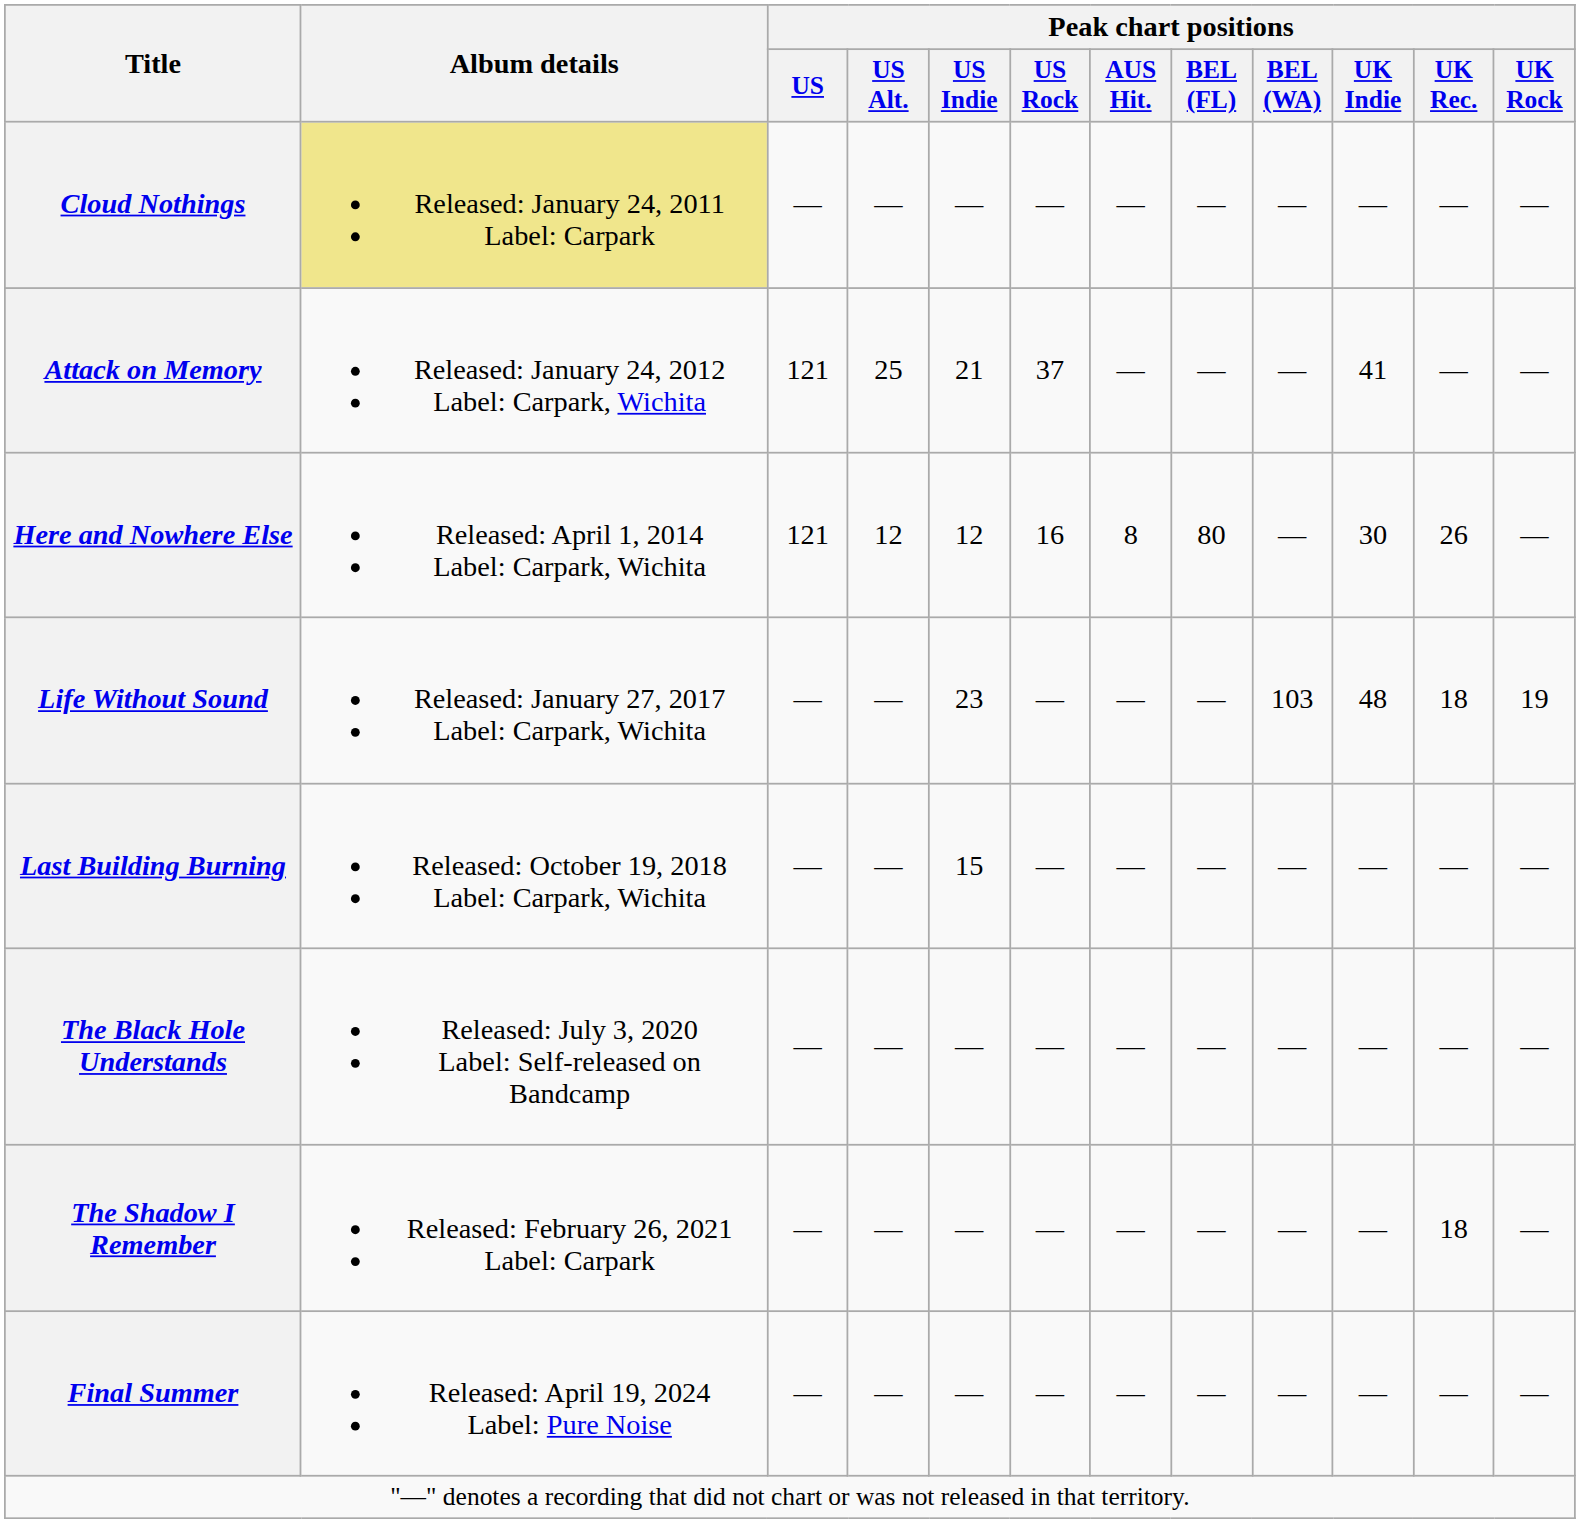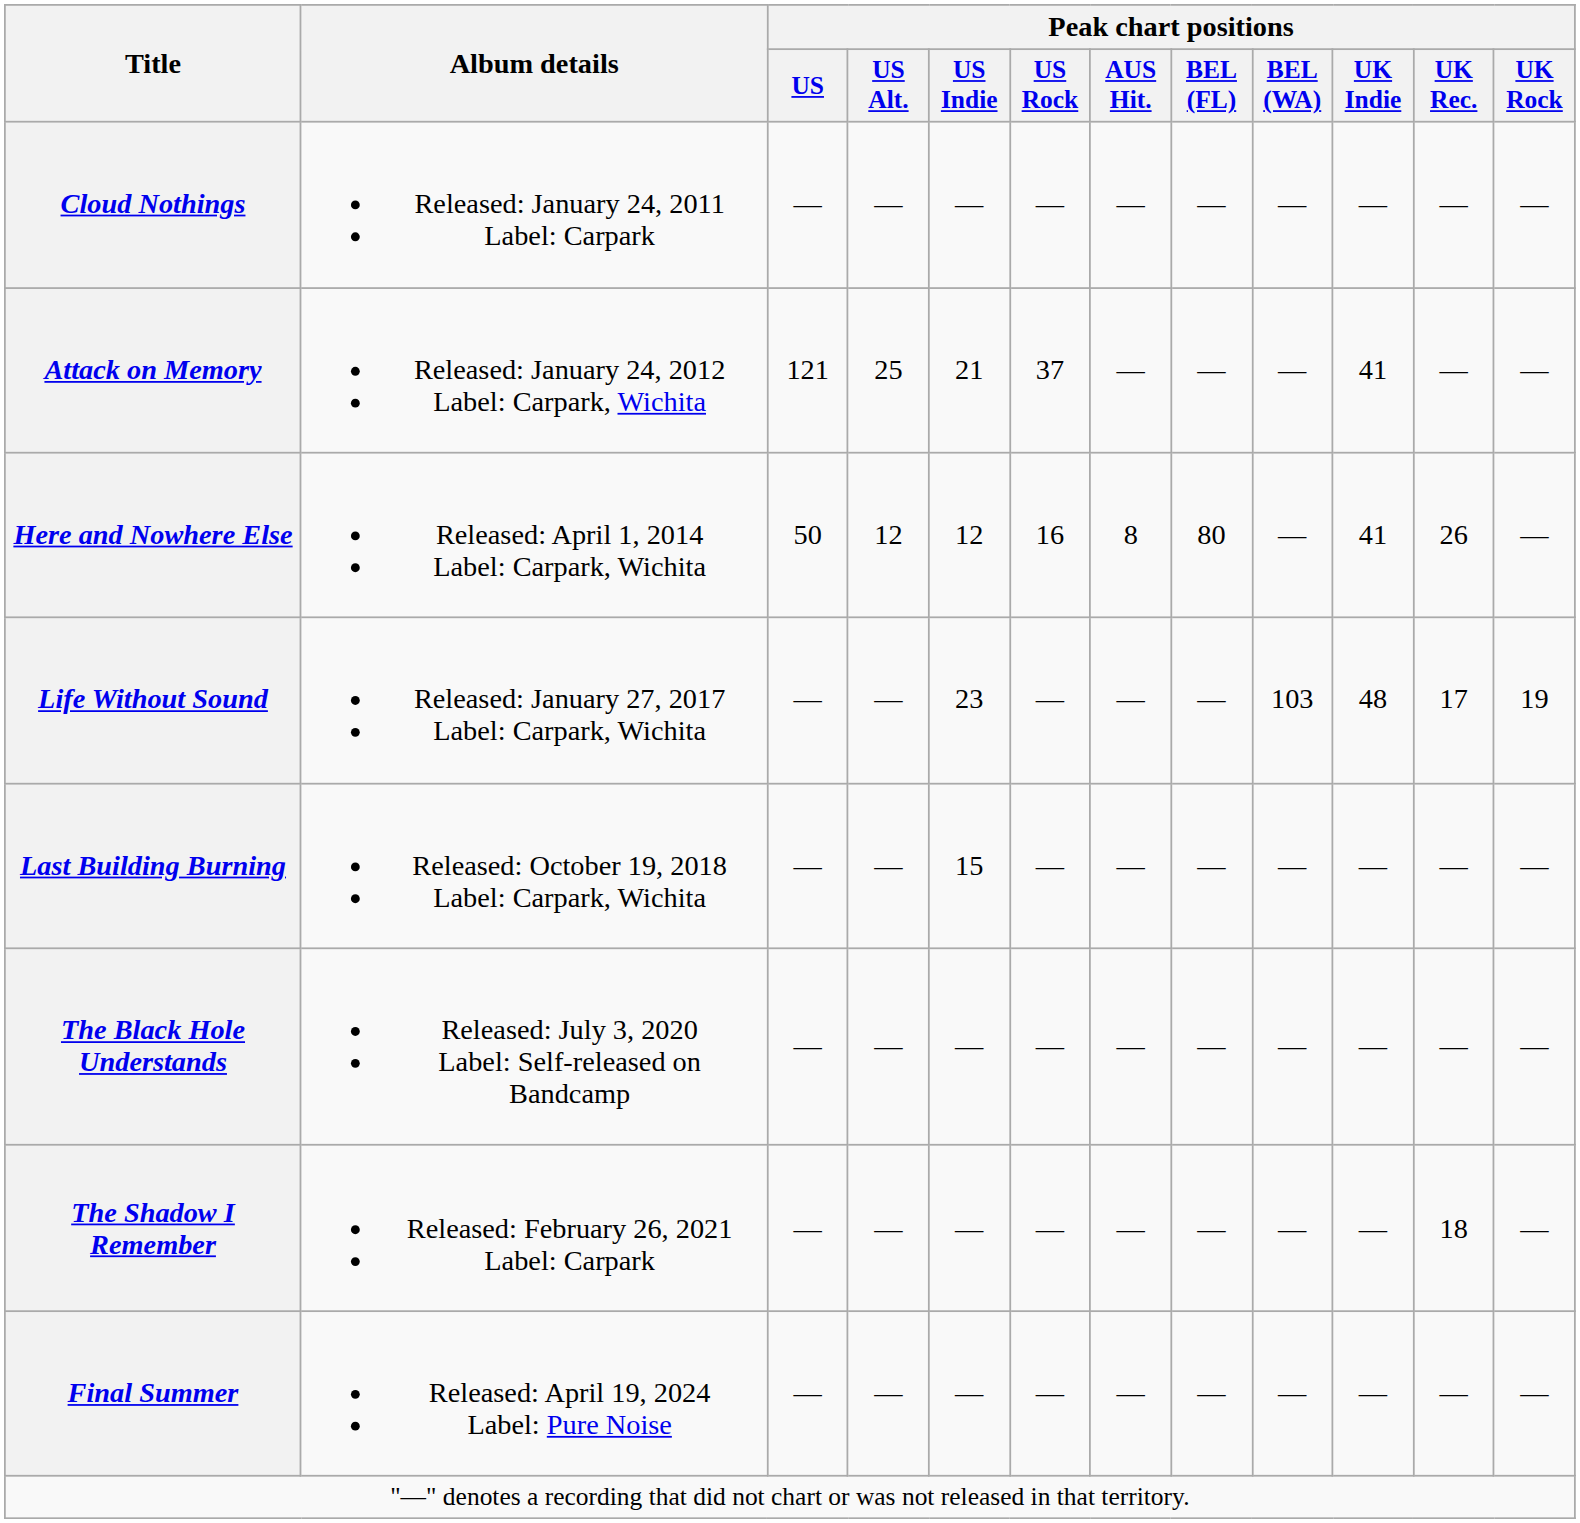(534, 220) khaki background -> (534, 220) no background
(808, 534) 121 -> (808, 534) 50
(1373, 534) 30 -> (1373, 534) 41
(1454, 699) 18 -> (1454, 699) 17
